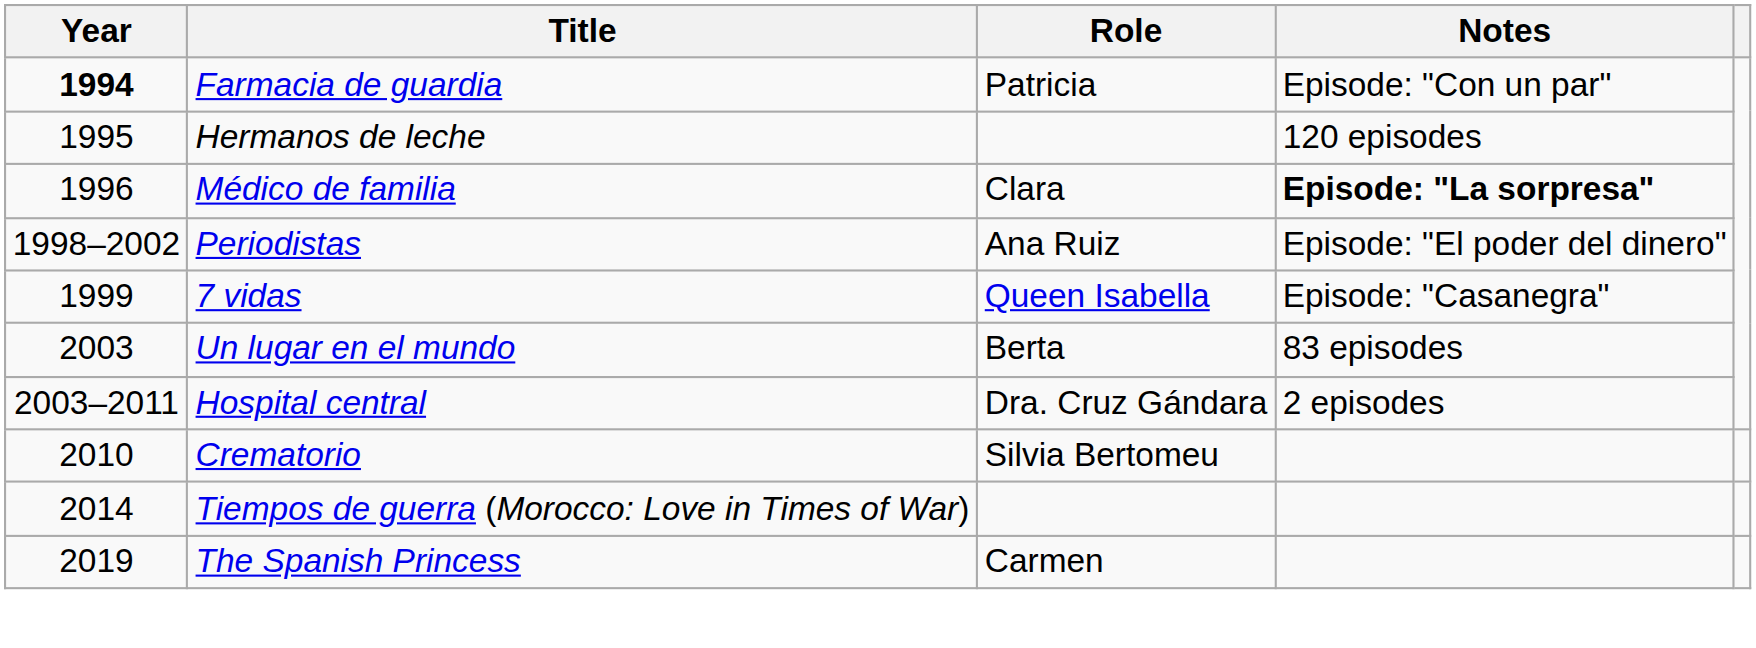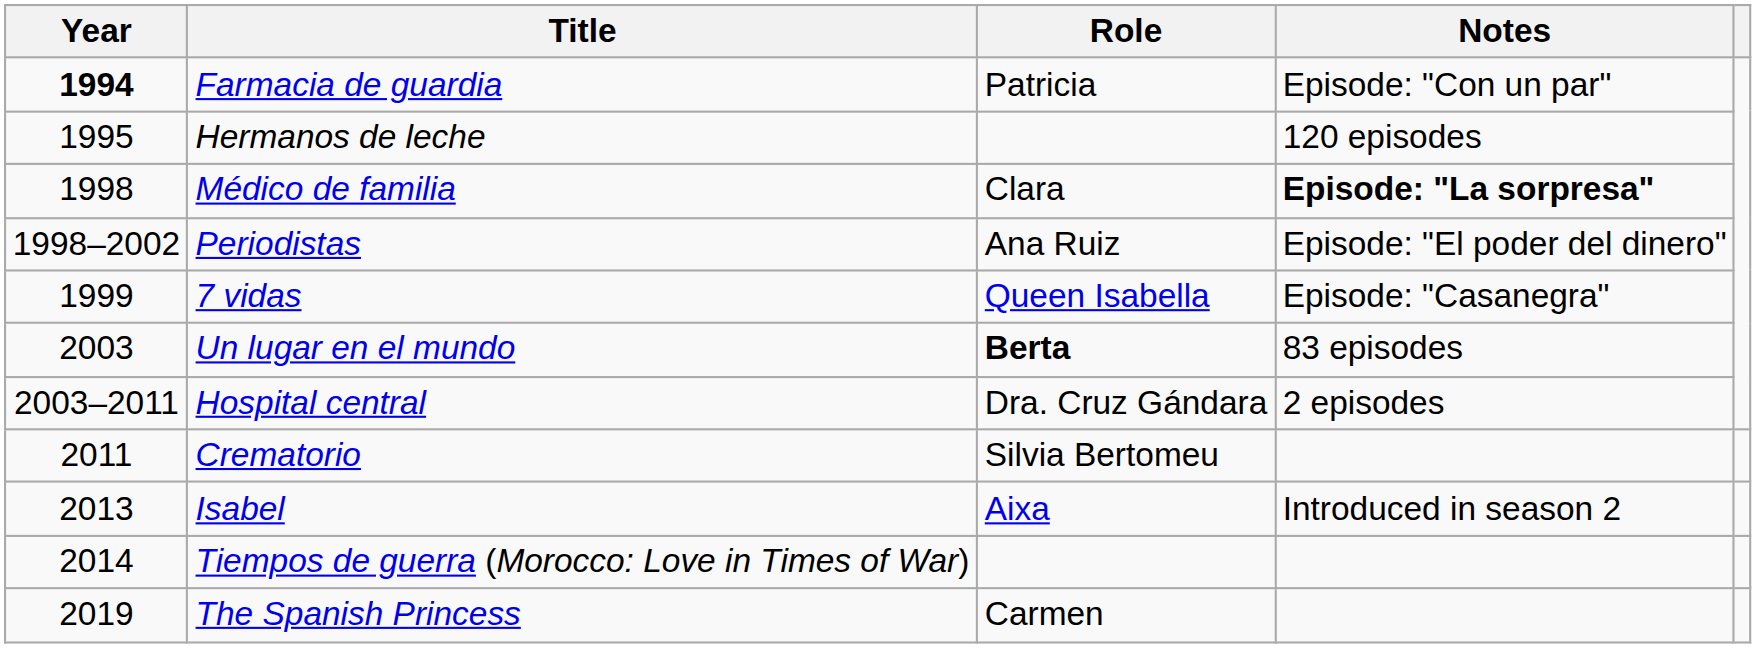(96, 190) 1996 -> (96, 190) 1998
(1025, 349) normal -> (1028, 349) bold
(96, 455) 2010 -> (96, 455) 2011
+ row: (240, 508)
